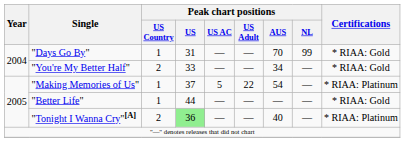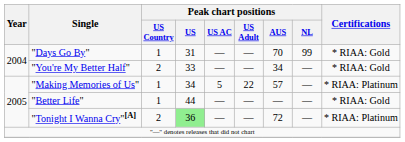(190, 84) 37 -> (190, 84) 34
(278, 84) 54 -> (278, 84) 57
(278, 117) 40 -> (278, 117) 72
